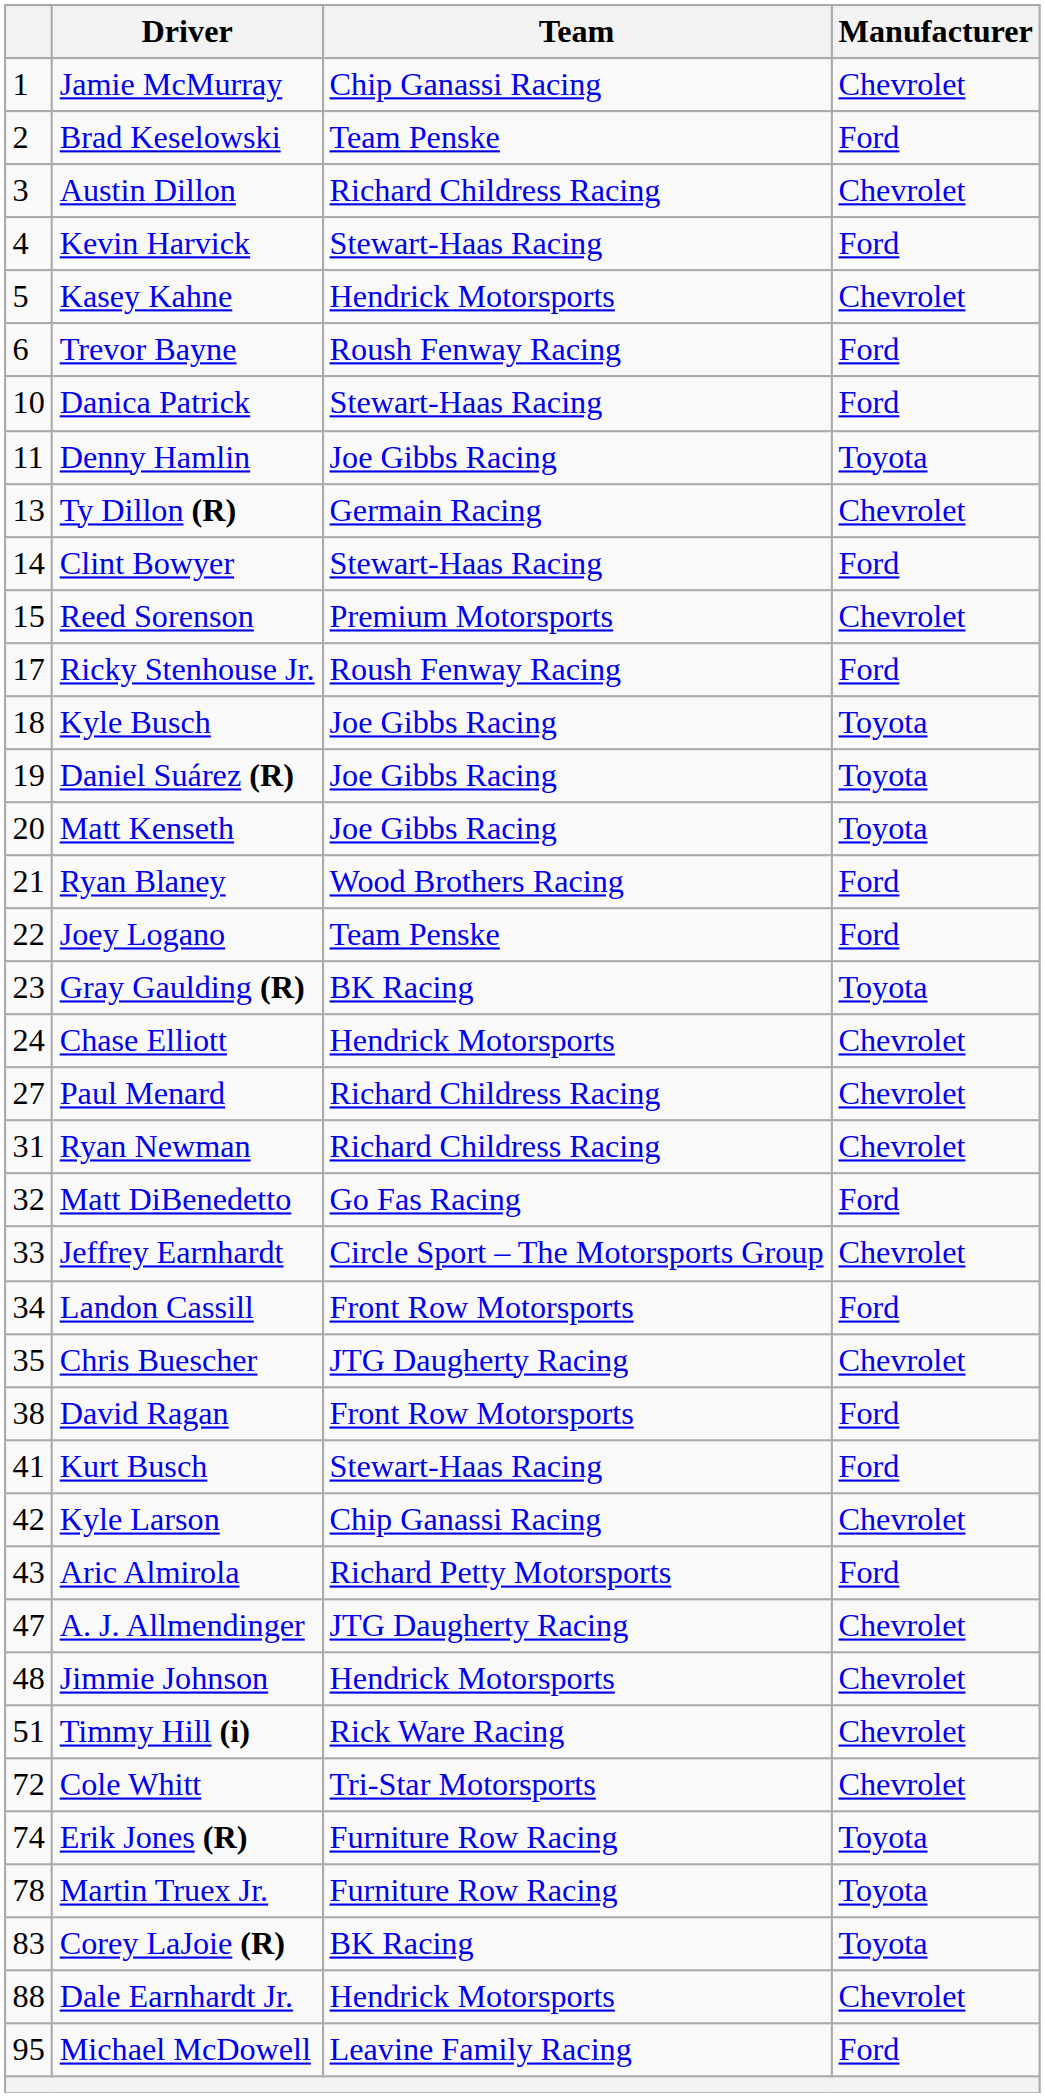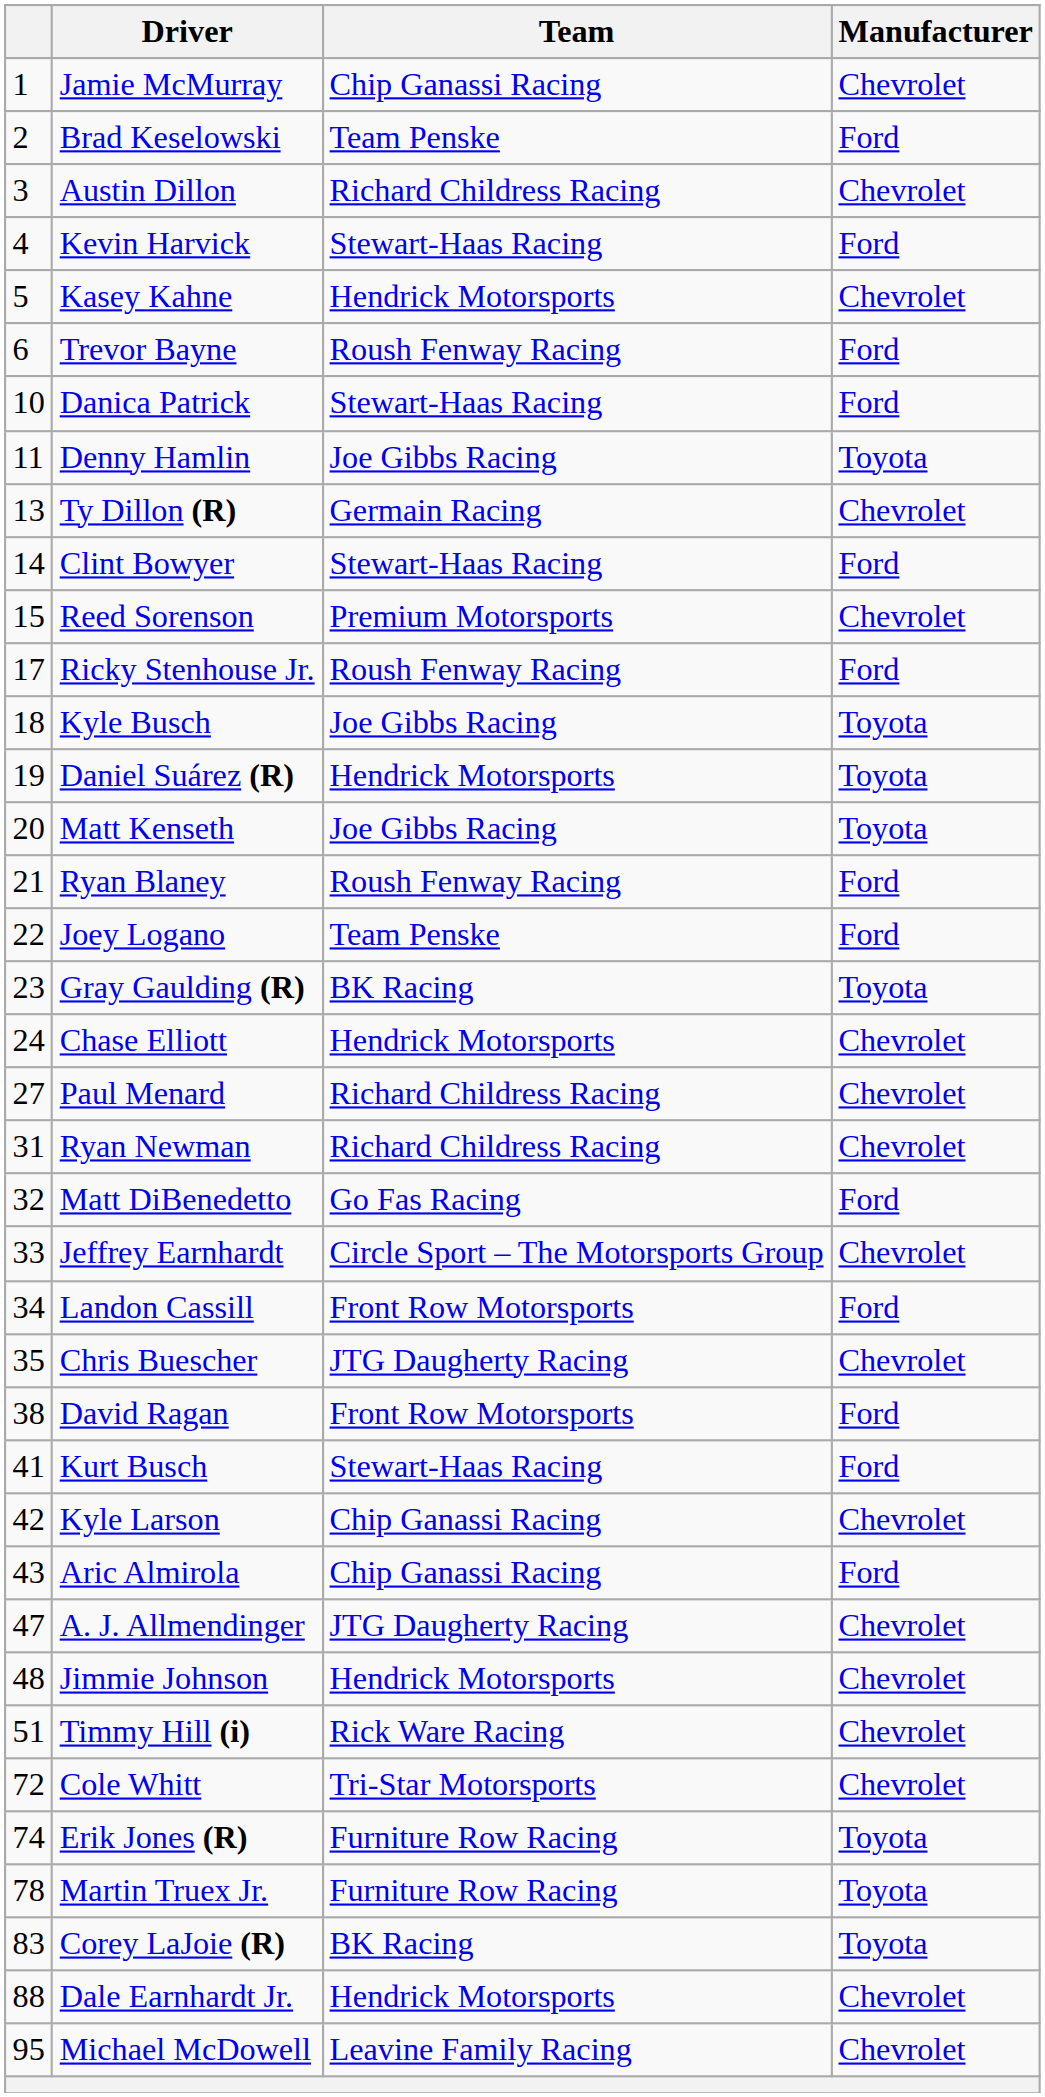(443, 775) Joe Gibbs Racing -> (472, 775) Hendrick Motorsports
(477, 881) Wood Brothers Racing -> (475, 881) Roush Fenway Racing
(500, 1572) Richard Petty Motorsports -> (466, 1572) Chip Ganassi Racing
(869, 2050) Ford -> (902, 2050) Chevrolet
